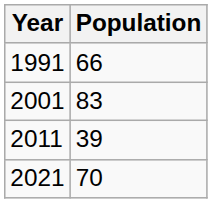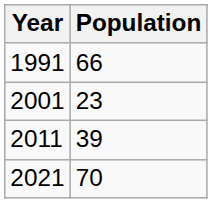(89, 100) 83 -> (89, 100) 23
